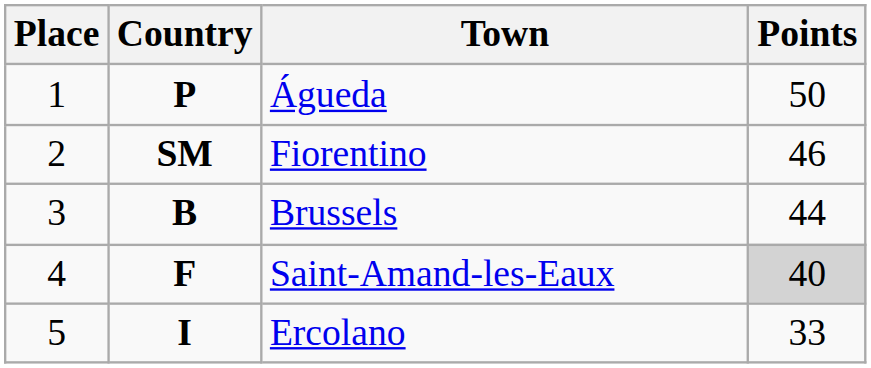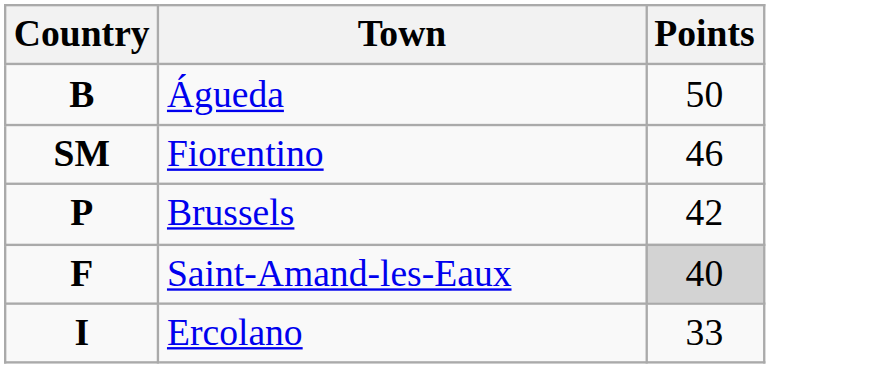- column: (57, 34)
(185, 93) P -> (82, 93) B
(185, 213) B -> (82, 213) P
(807, 213) 44 -> (704, 213) 42
